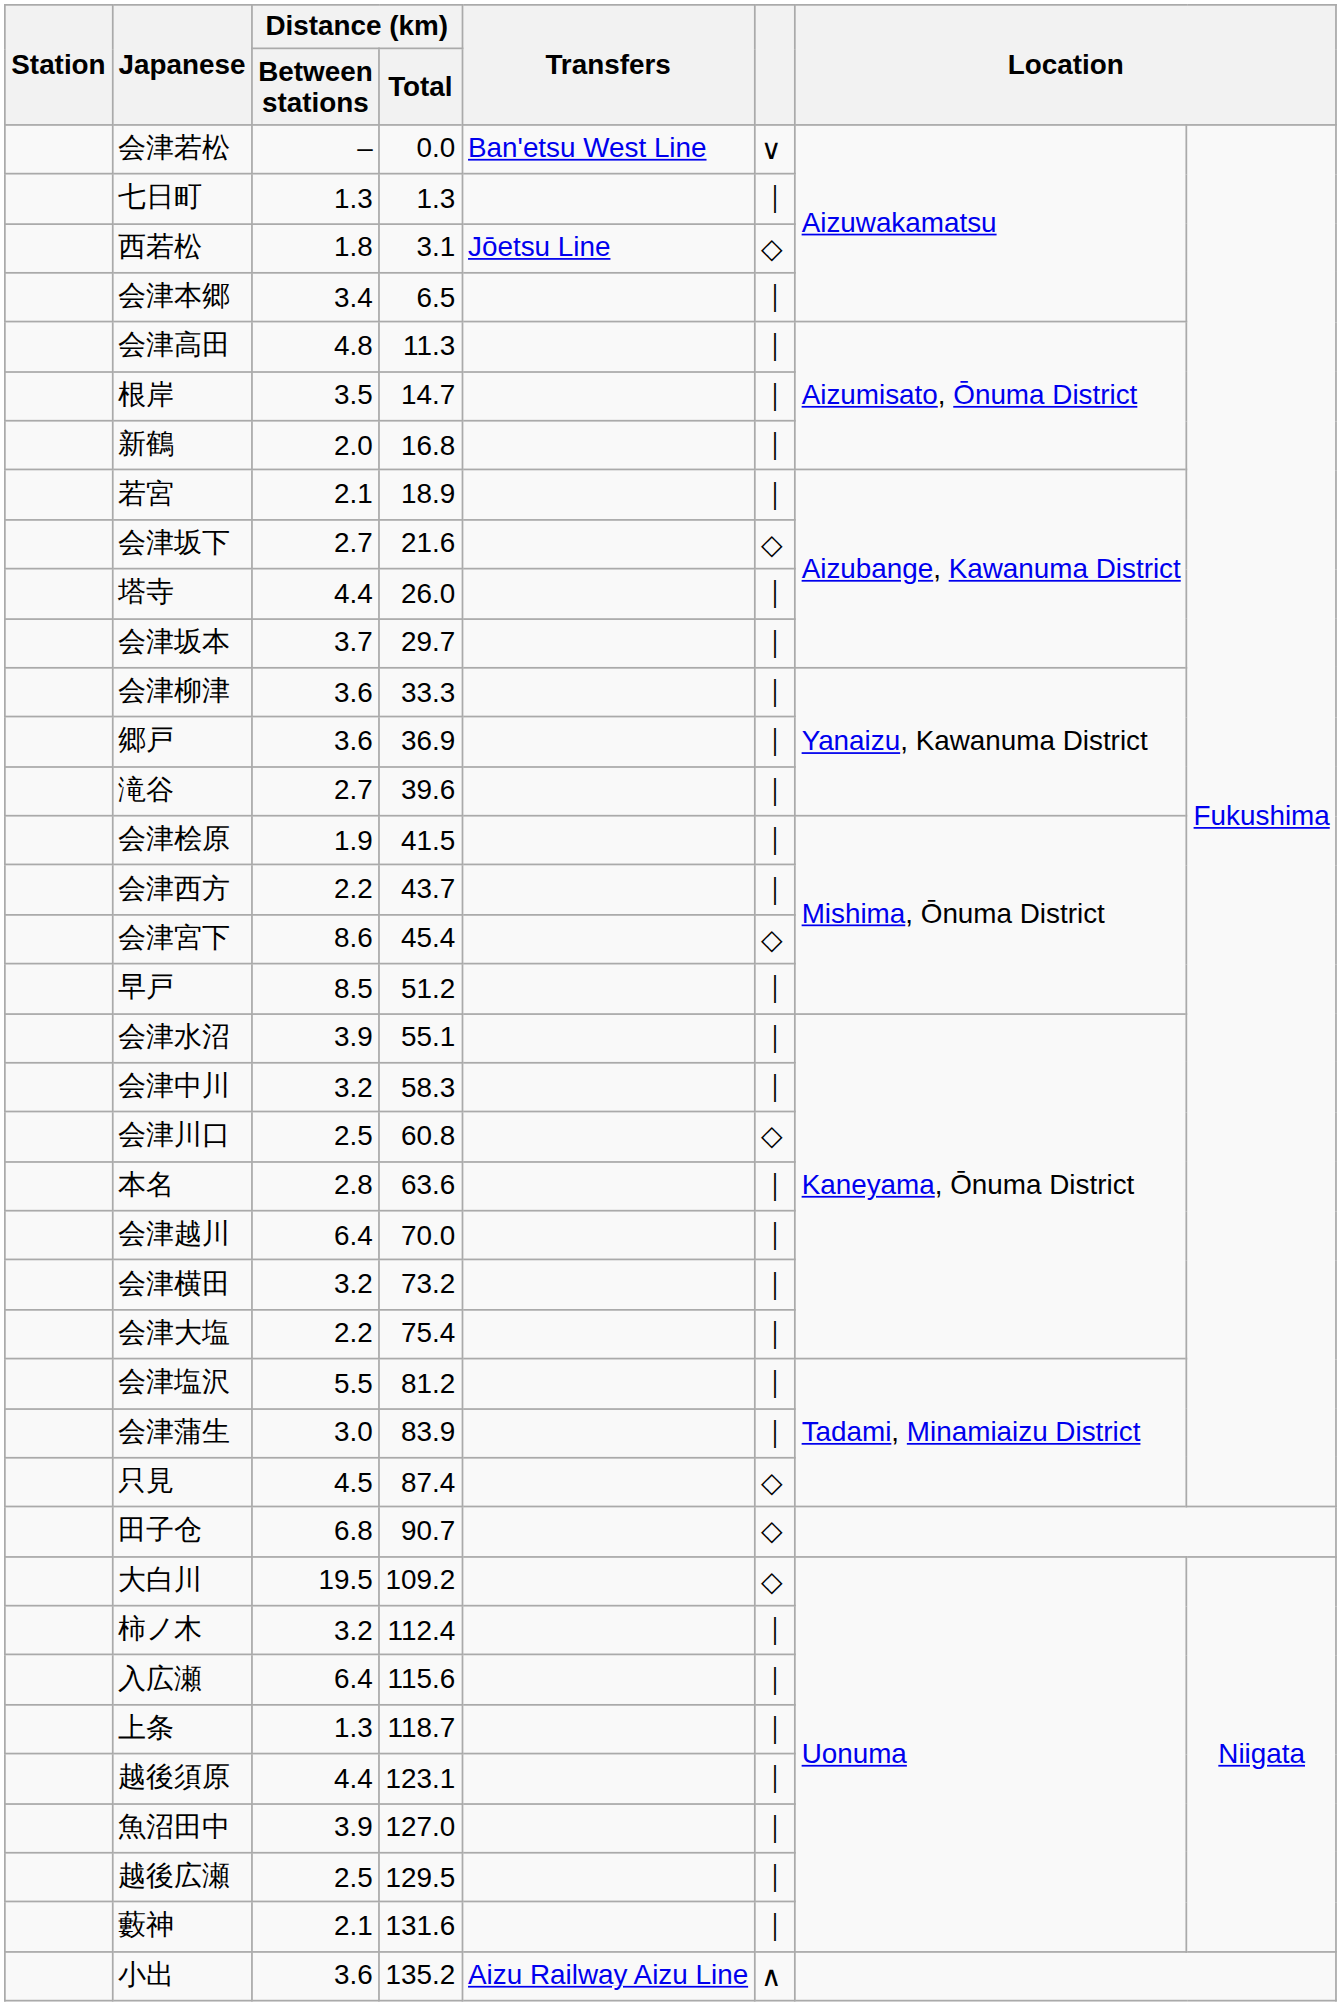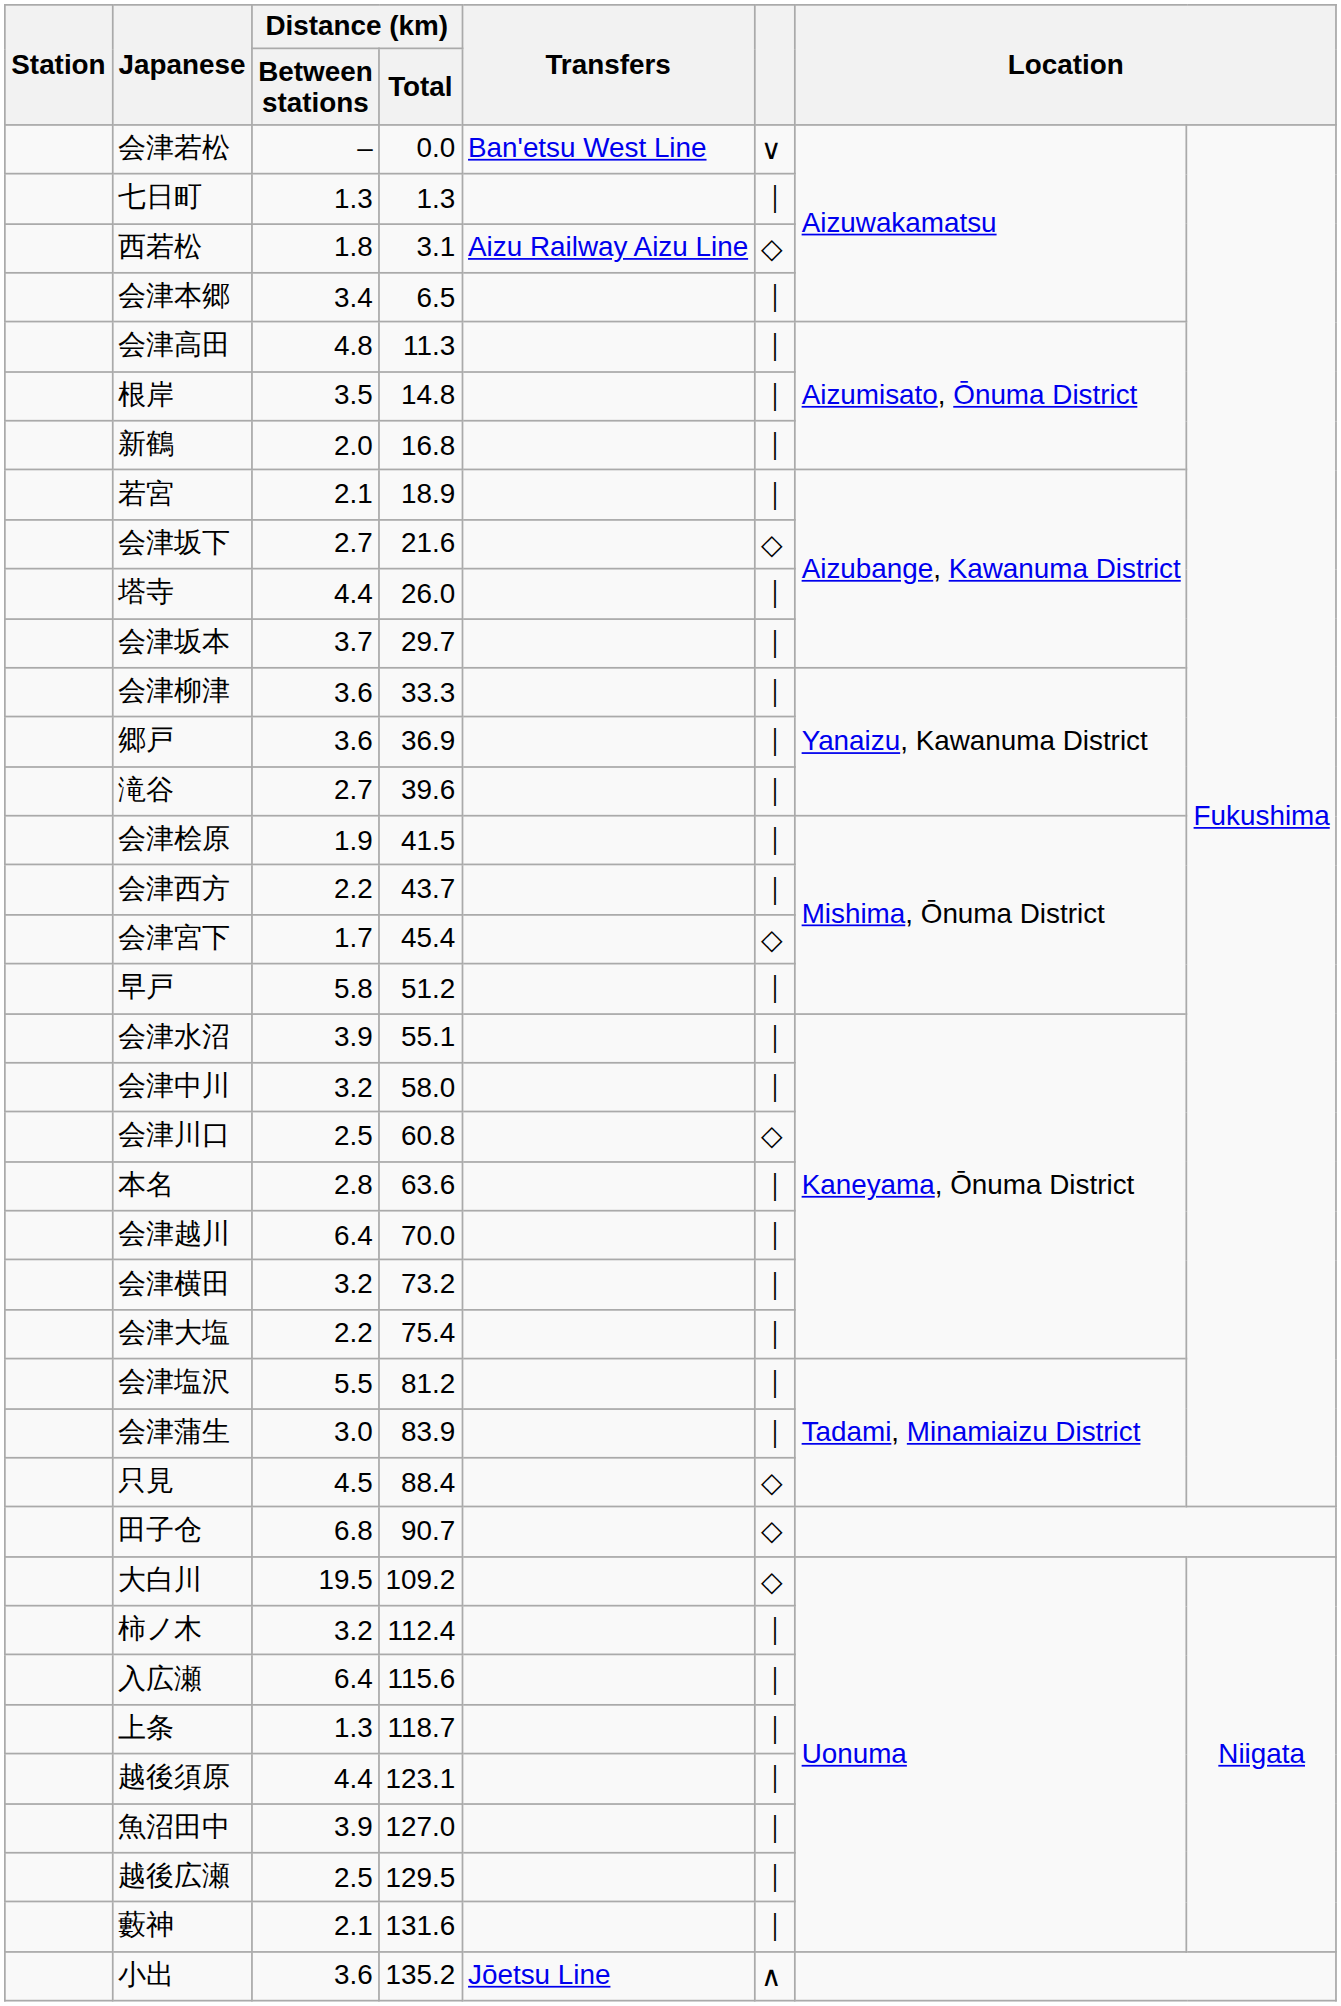(539, 247) Jōetsu Line -> (608, 247) Aizu Railway Aizu Line
(428, 395) 14.7 -> (428, 395) 14.8
(353, 938) 8.6 -> (353, 938) 1.7
(353, 988) 8.5 -> (353, 988) 5.8
(428, 1086) 58.3 -> (428, 1086) 58.0
(428, 1481) 87.4 -> (428, 1481) 88.4
(608, 1975) Aizu Railway Aizu Line -> (539, 1975) Jōetsu Line
